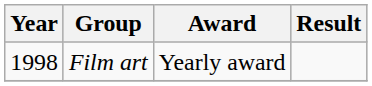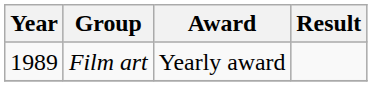(34, 61) 1998 -> (34, 61) 1989
